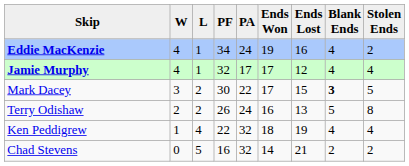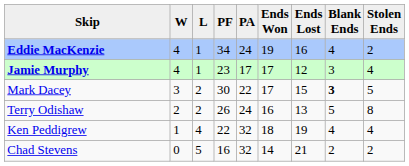(223, 69) 32 -> (223, 69) 23
(331, 69) 4 -> (331, 69) 3
